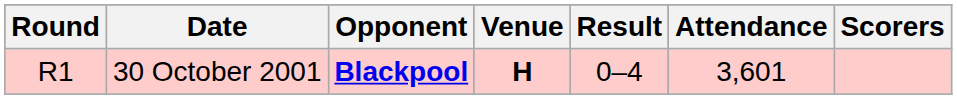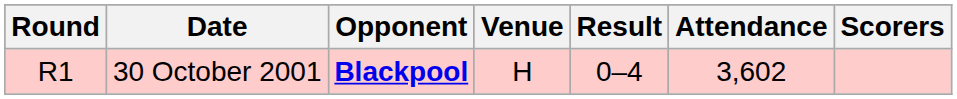(522, 71) bold -> (522, 71) normal
(751, 71) 3,601 -> (751, 71) 3,602
